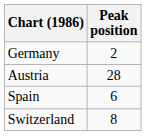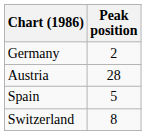(114, 97) 6 -> (114, 97) 5
